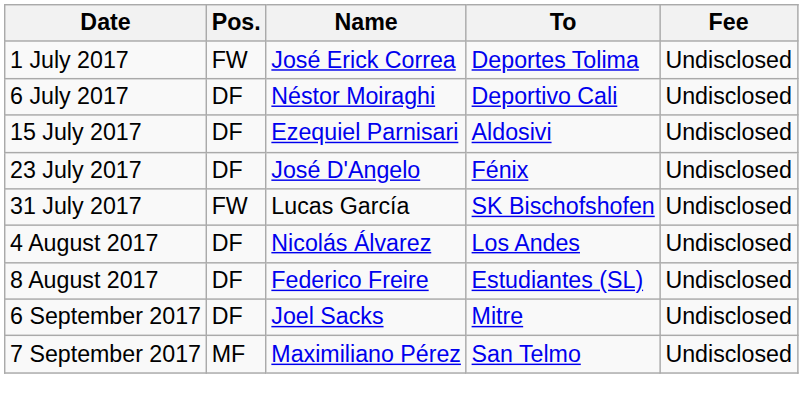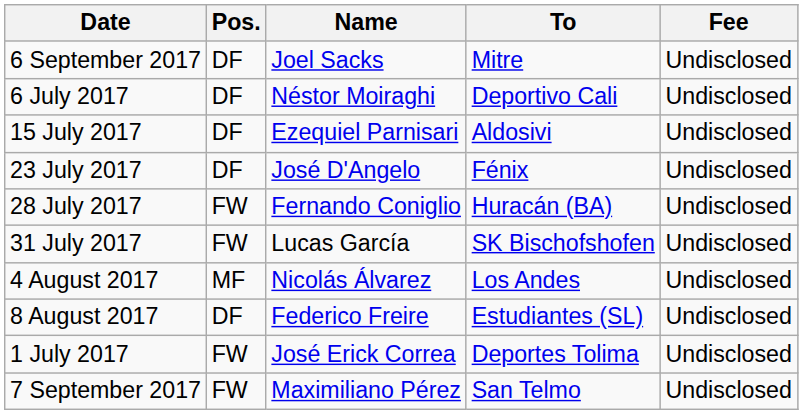rows swapped: (69, 59) <-> (106, 317)
+ row: (76, 206)
(227, 243) DF -> (228, 280) MF
(228, 354) MF -> (230, 390) FW
